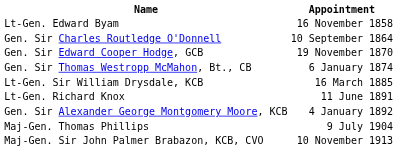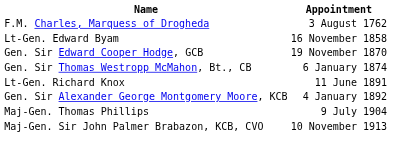+ row: (107, 24)
- row: (113, 38)
- row: (104, 82)
